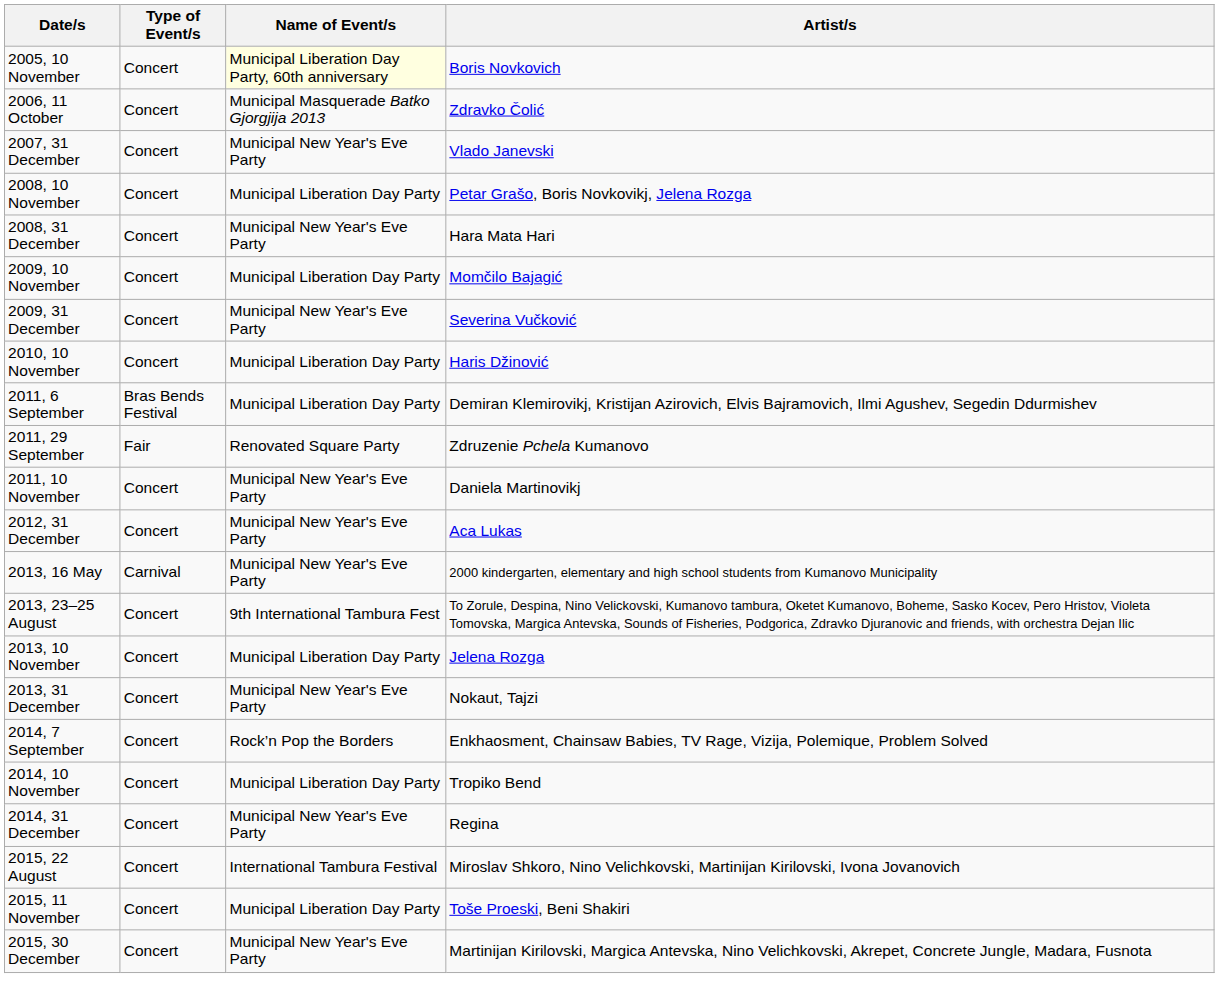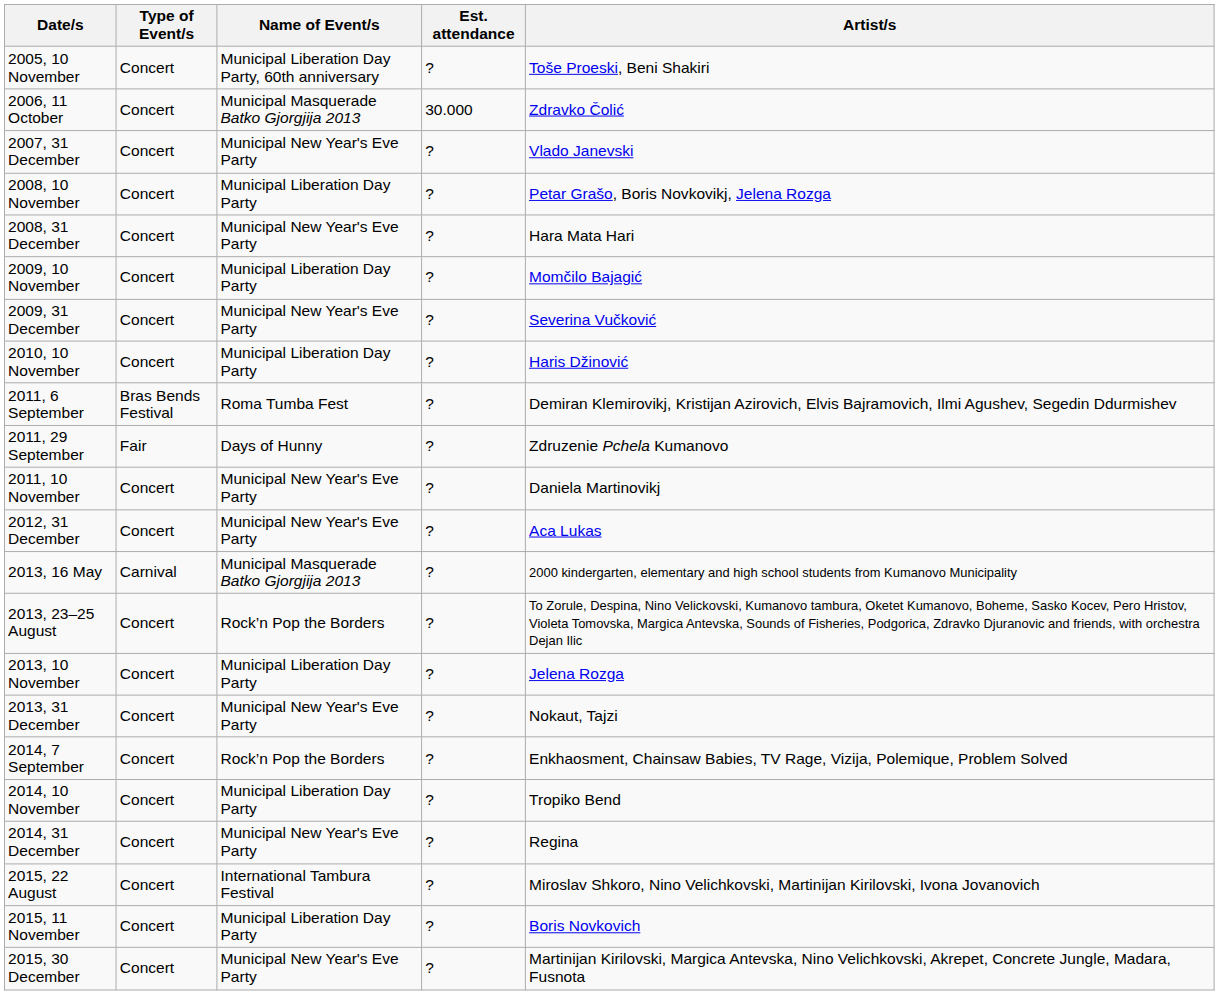+ column: (474, 25)
(314, 67) lightyellow background -> (305, 67) no background
(505, 67) Boris Novkovich -> (619, 67) Toše Proeski, Beni Shakiri
(335, 404) Municipal Liberation Day Party -> (284, 404) Roma Tumba Fest
(314, 446) Renovated Square Party -> (271, 446) Days of Hunny
(319, 572) Municipal New Year's Eve Party -> (299, 572) Municipal Masquerade Batko Gjorgjija 2013
(335, 614) 9th International Tambura Fest -> (302, 623) Rock’n Pop the Borders
(540, 909) Toše Proeski, Beni Shakiri -> (585, 926) Boris Novkovich
